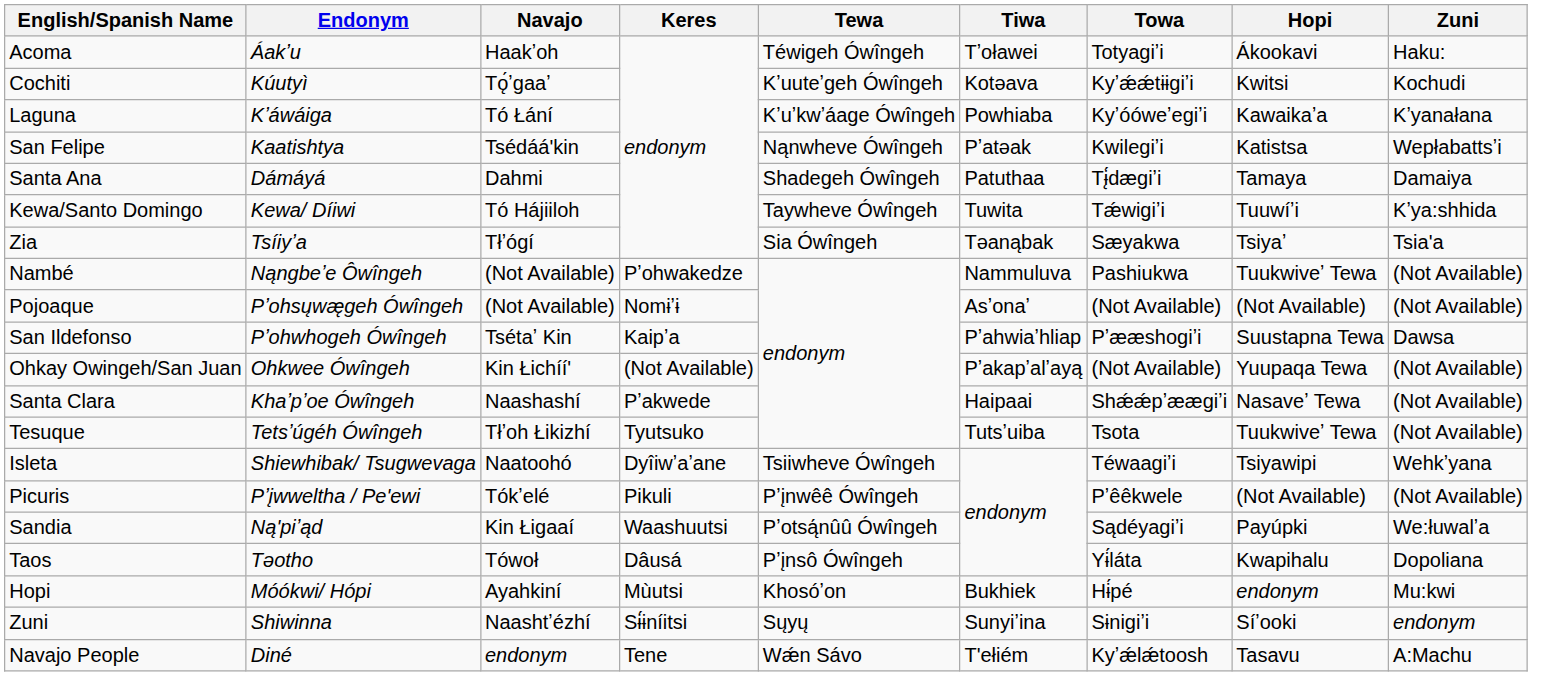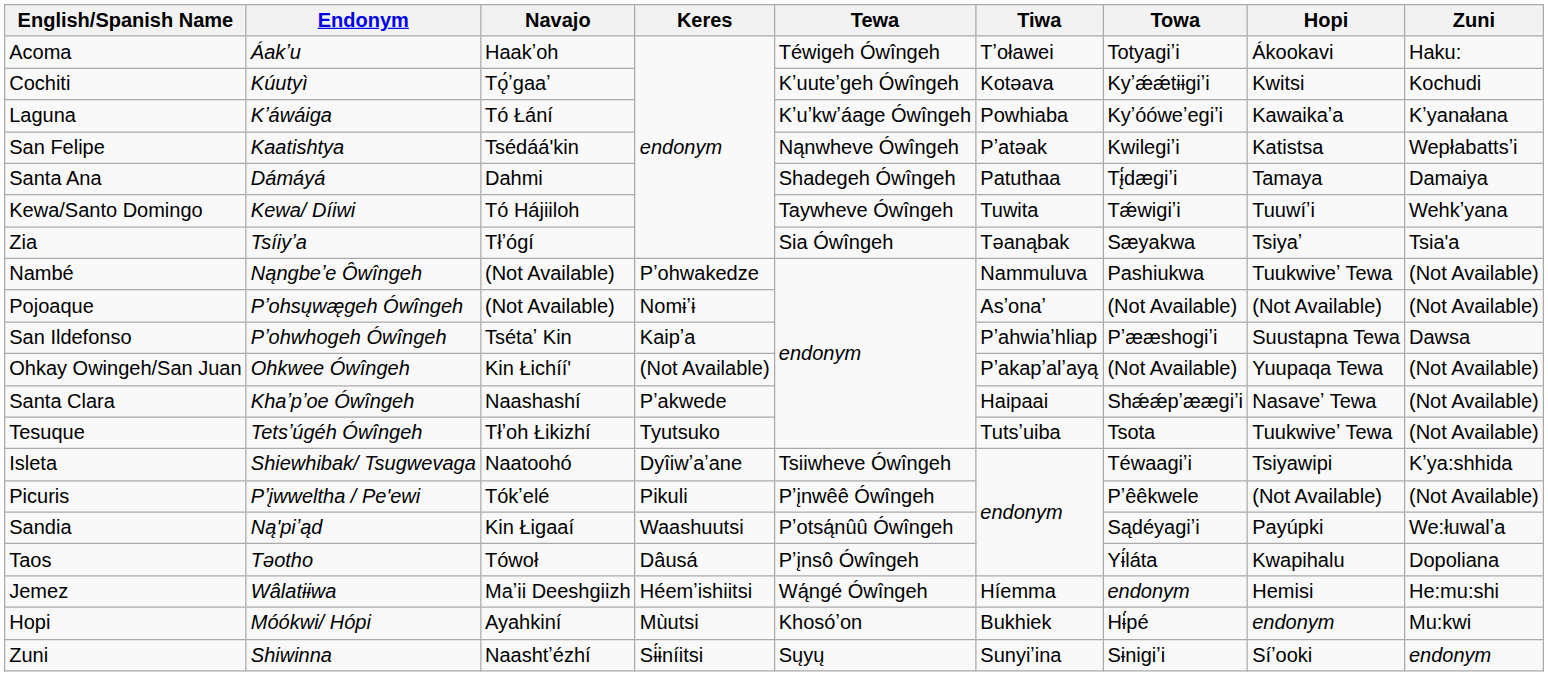(1445, 210) Kʼya:shhida -> (1458, 210) Wehkʼyana
(1442, 464) Wehkʼyana -> (1461, 464) Kʼya:shhida
+ row: (39, 591)
- row: (74, 654)
